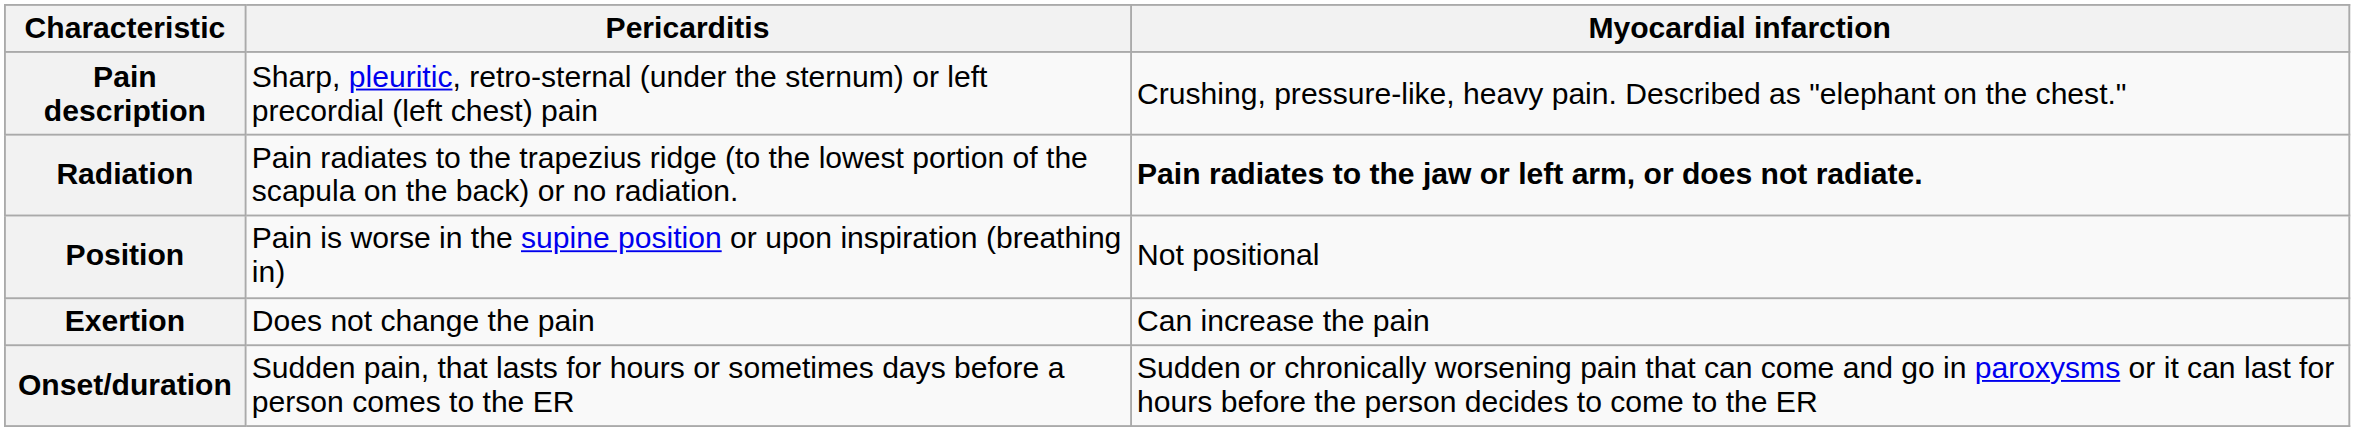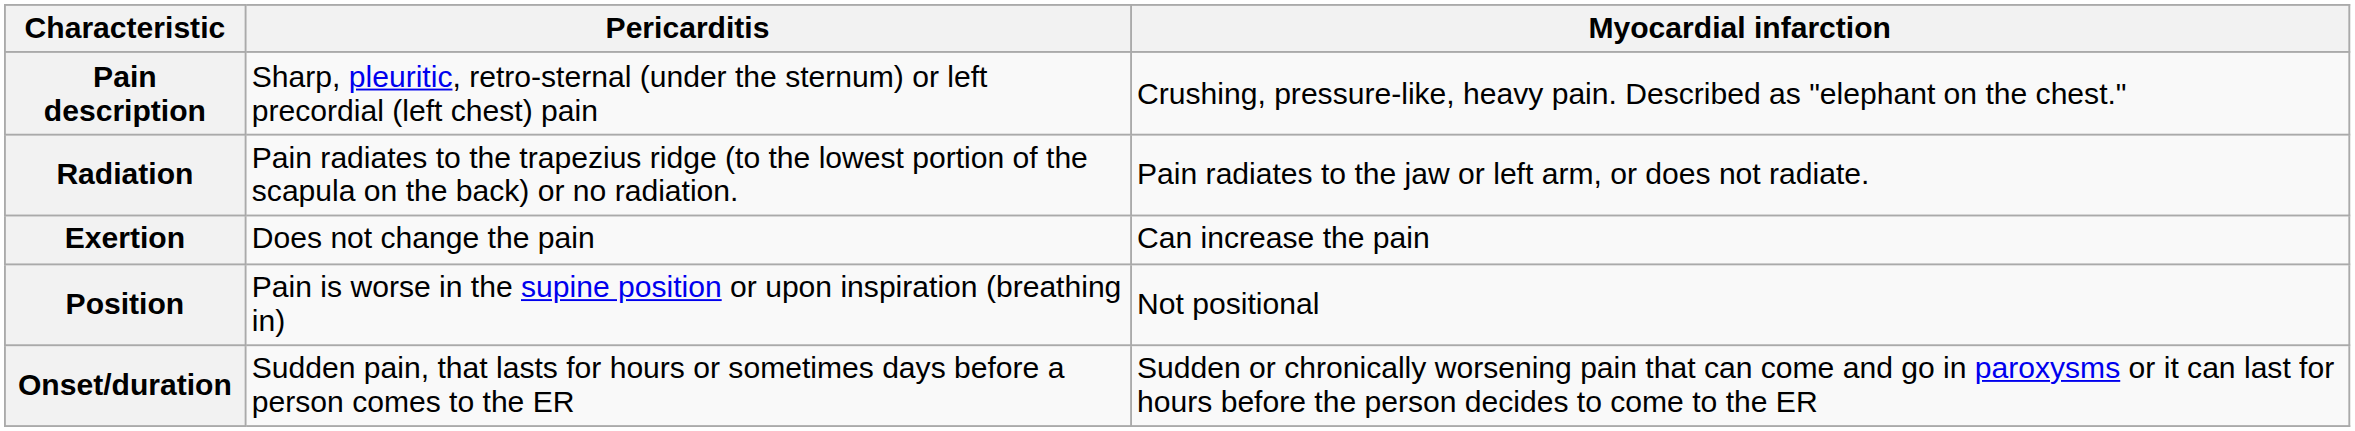(1530, 174) bold -> (1503, 174) normal
rows swapped: (125, 320) <-> (125, 256)
